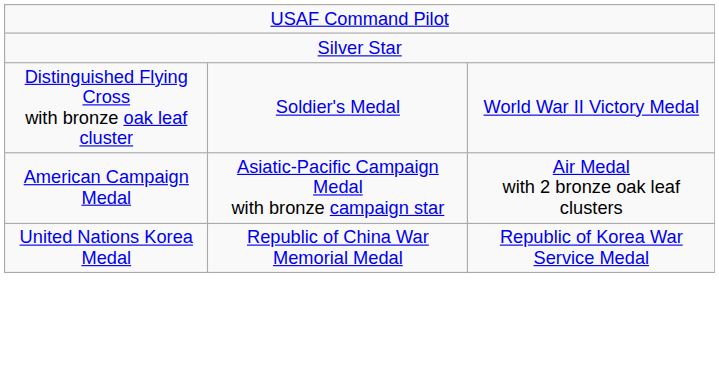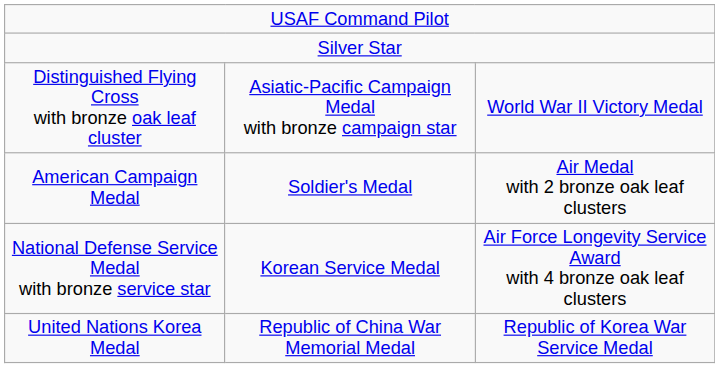(338, 107) Soldier's Medal -> (350, 107) Asiatic-Pacific Campaign Medal with bronze campaign star
(338, 187) Asiatic-Pacific Campaign Medal with bronze campaign star -> (350, 187) Soldier's Medal
+ row: (115, 268)
